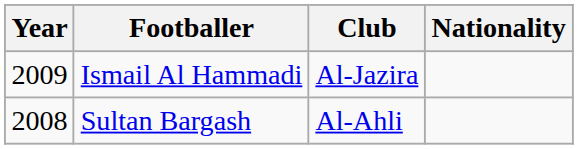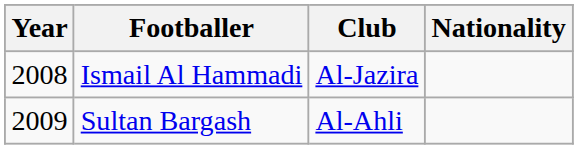(40, 74) 2009 -> (40, 74) 2008
(40, 120) 2008 -> (40, 120) 2009
